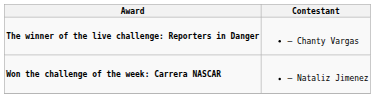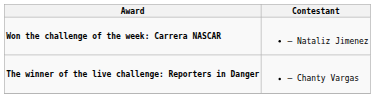rows swapped: (114, 74) <-> (133, 36)
